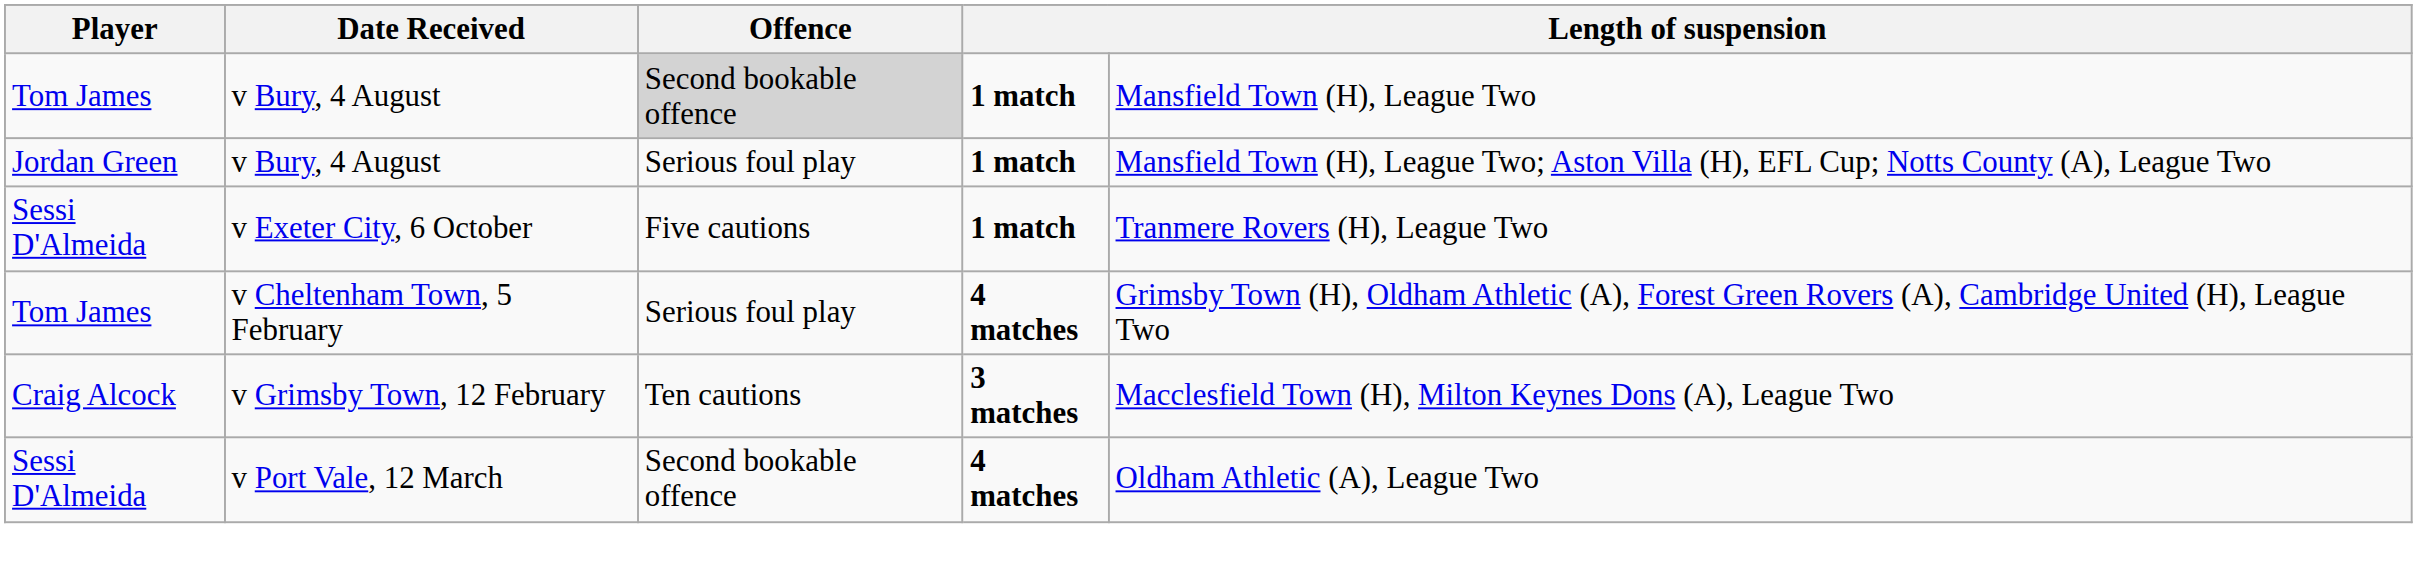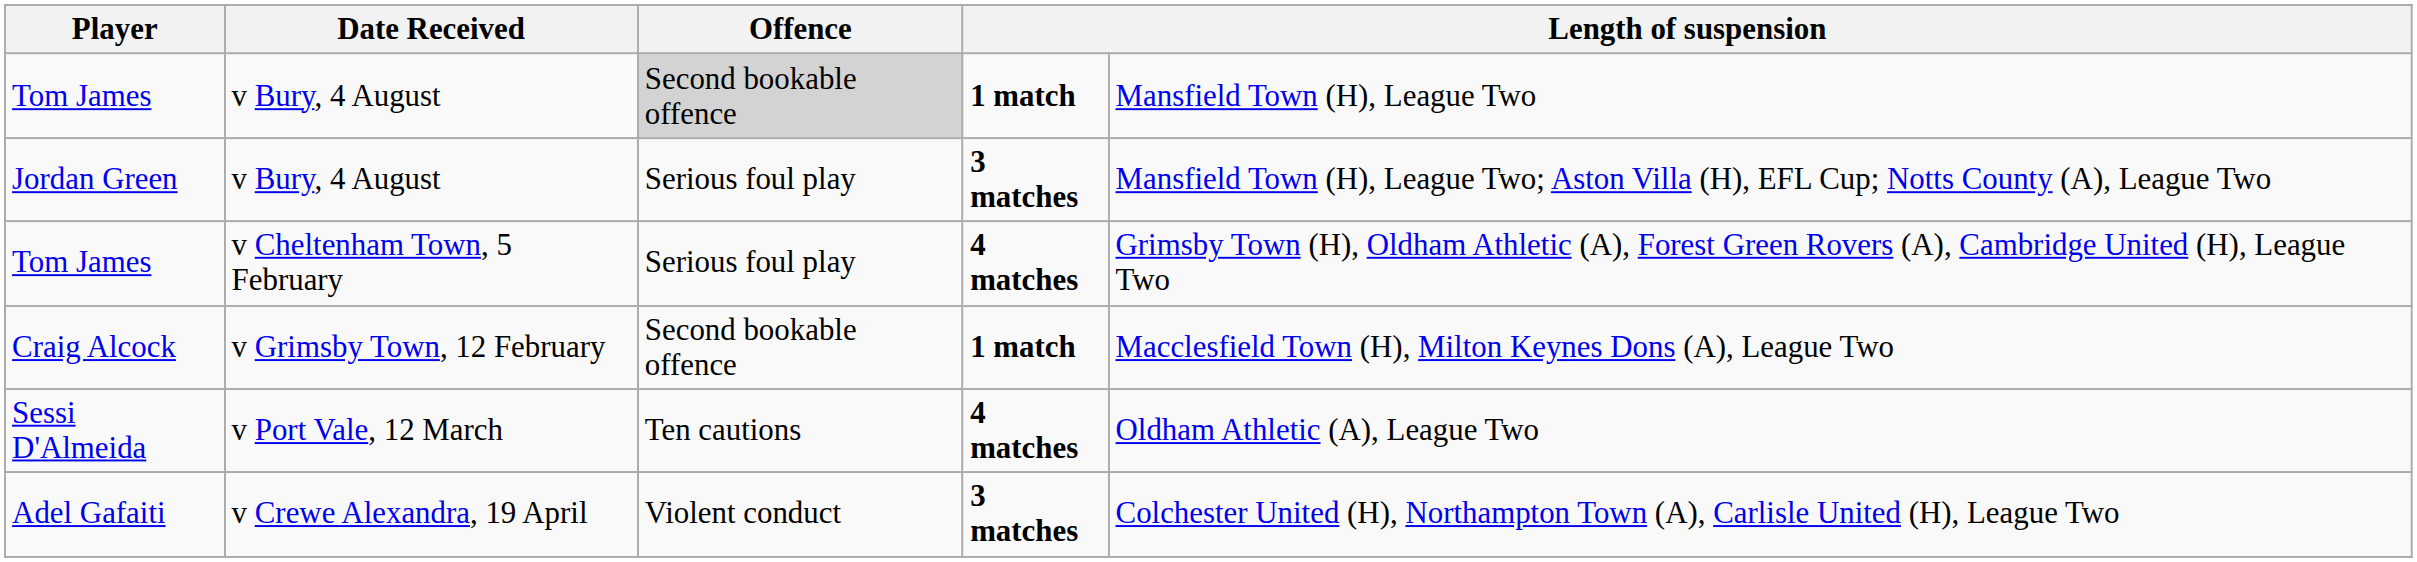(1023, 161) 1 match -> (1024, 179) 3 matches
- row: (79, 228)
(723, 395) Ten cautions -> (751, 346) Second bookable offence
(1024, 395) 3 matches -> (1023, 346) 1 match
(751, 479) Second bookable offence -> (723, 430) Ten cautions
+ row: (89, 513)
